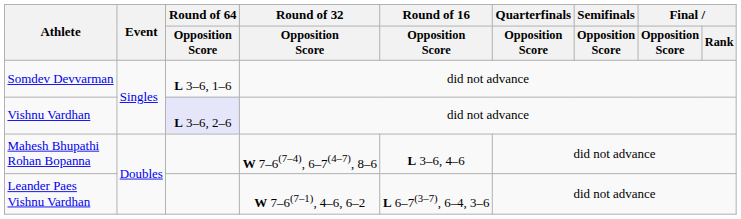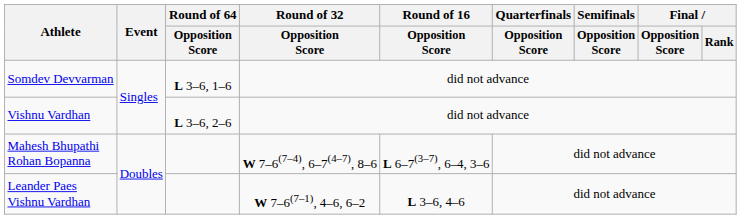(203, 123) lavender background -> (203, 123) no background
(436, 161) L 3–6, 4–6 -> (436, 161) L 6–7(3–7), 6–4, 3–6
(436, 202) L 6–7(3–7), 6–4, 3–6 -> (436, 202) L 3–6, 4–6
